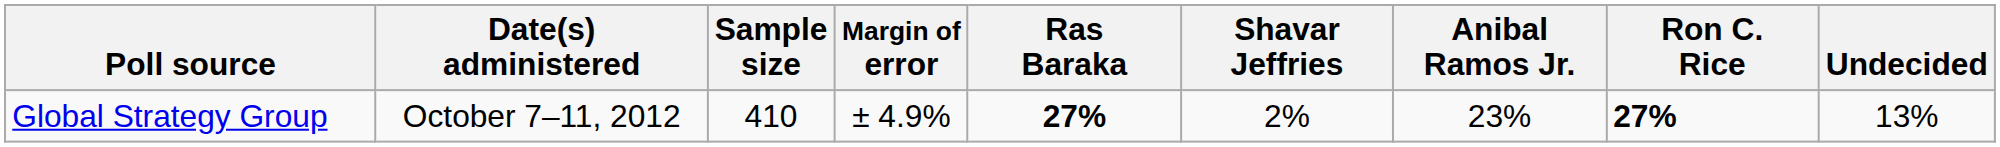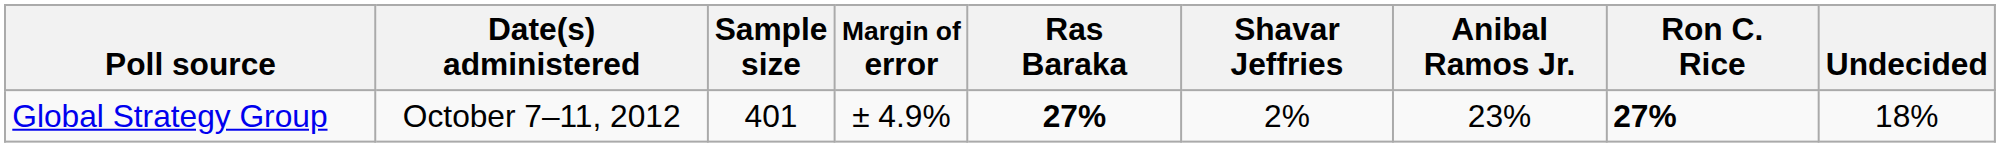(771, 115) 410 -> (771, 115) 401
(1907, 115) 13% -> (1907, 115) 18%
